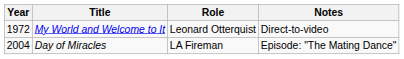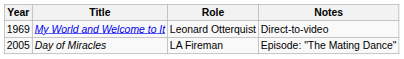(18, 29) 1972 -> (18, 29) 1969
(18, 45) 2004 -> (18, 45) 2005
